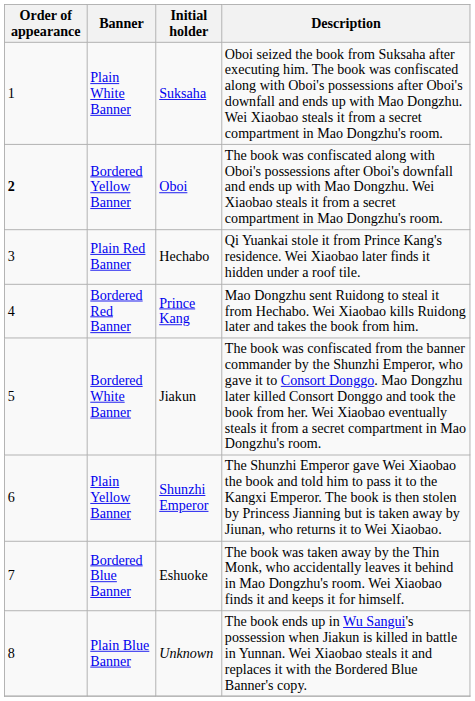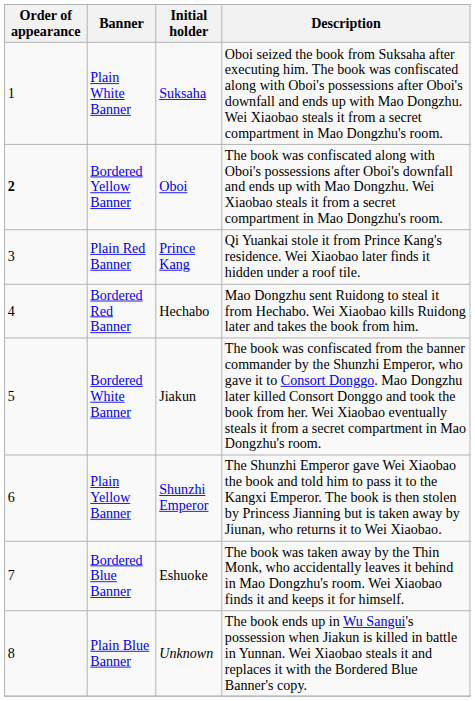(184, 256) Hechabo -> (177, 256) Prince Kang
(177, 310) Prince Kang -> (184, 310) Hechabo
